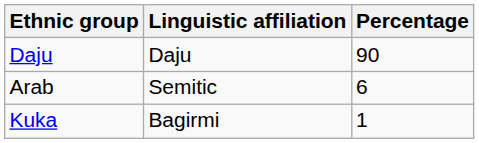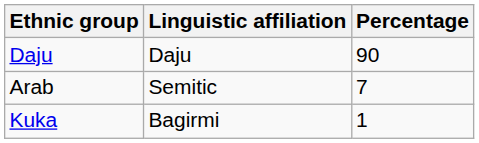(362, 87) 6 -> (362, 87) 7
